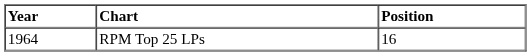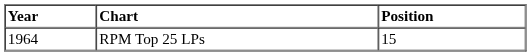(389, 39) 16 -> (389, 39) 15
